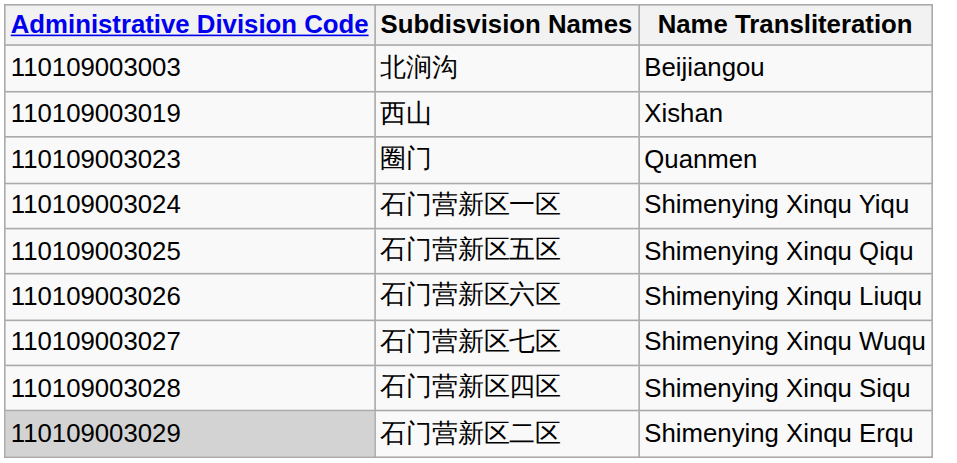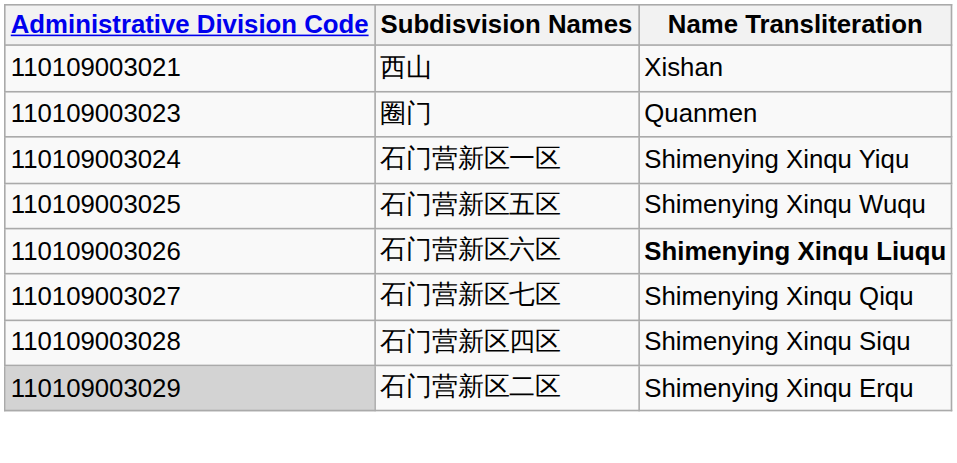- row: (419, 67)
(96, 113) 110109003019 -> (96, 68) 110109003021
(779, 250) Shimenying Xinqu Qiqu -> (785, 205) Shimenying Xinqu Wuqu
(783, 296) normal -> (795, 250) bold
(785, 342) Shimenying Xinqu Wuqu -> (779, 296) Shimenying Xinqu Qiqu
